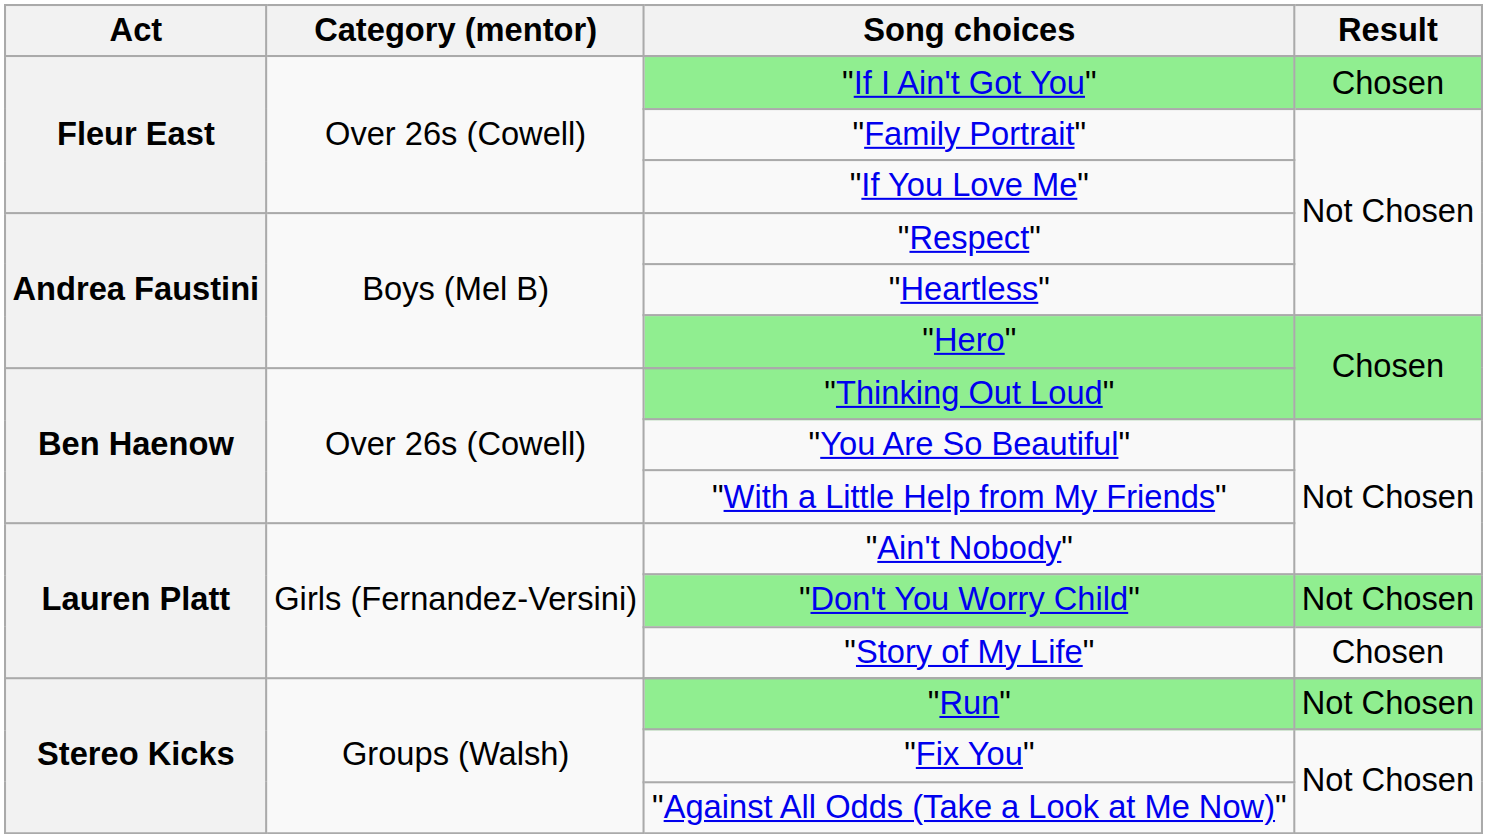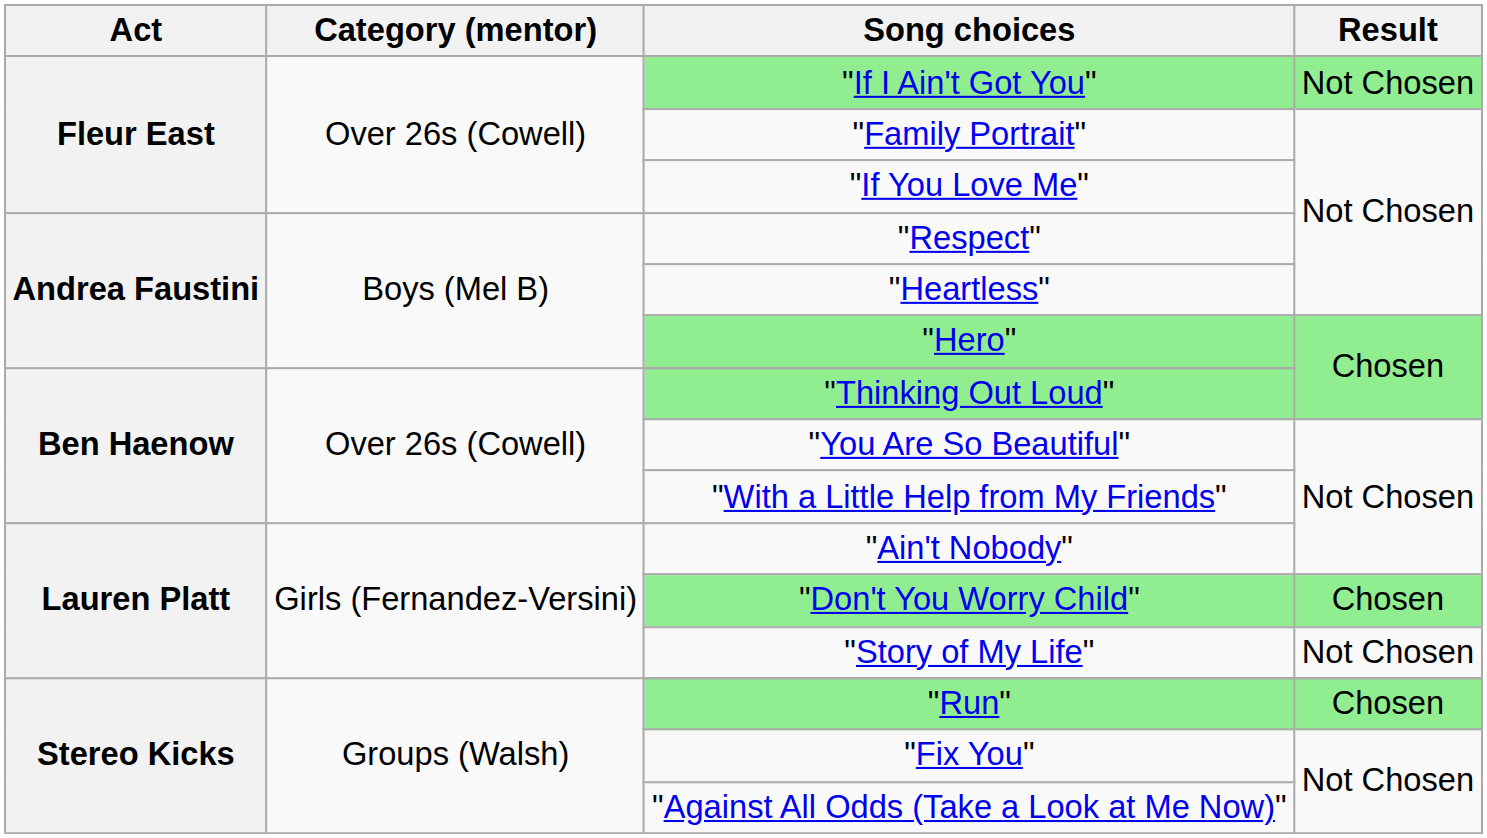(1388, 82) Chosen -> (1388, 82) Not Chosen
(1388, 599) Not Chosen -> (1388, 599) Chosen
(1388, 651) Chosen -> (1388, 651) Not Chosen
(1388, 703) Not Chosen -> (1388, 703) Chosen
